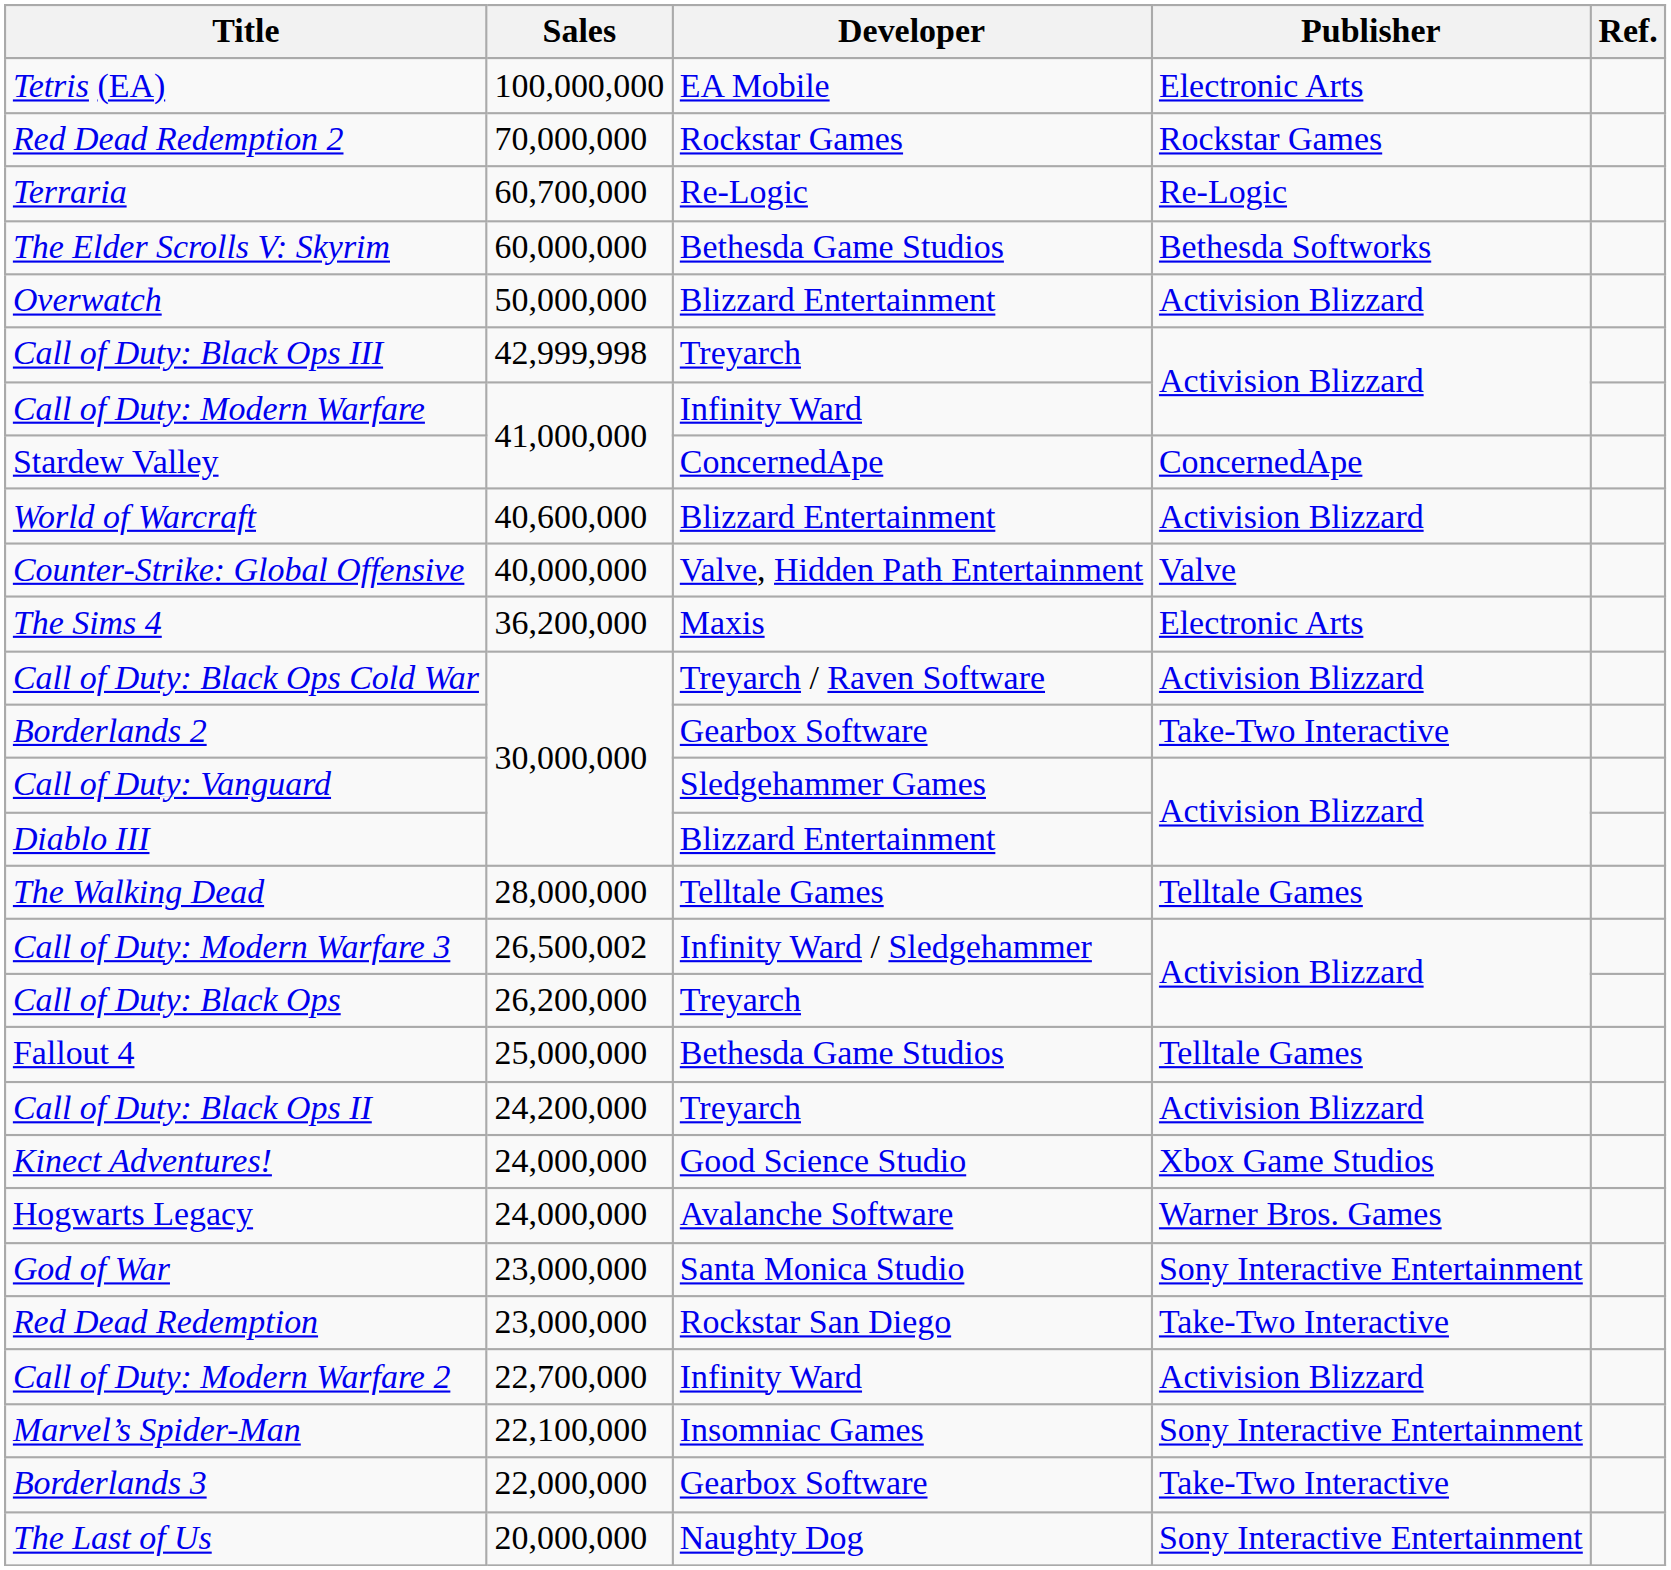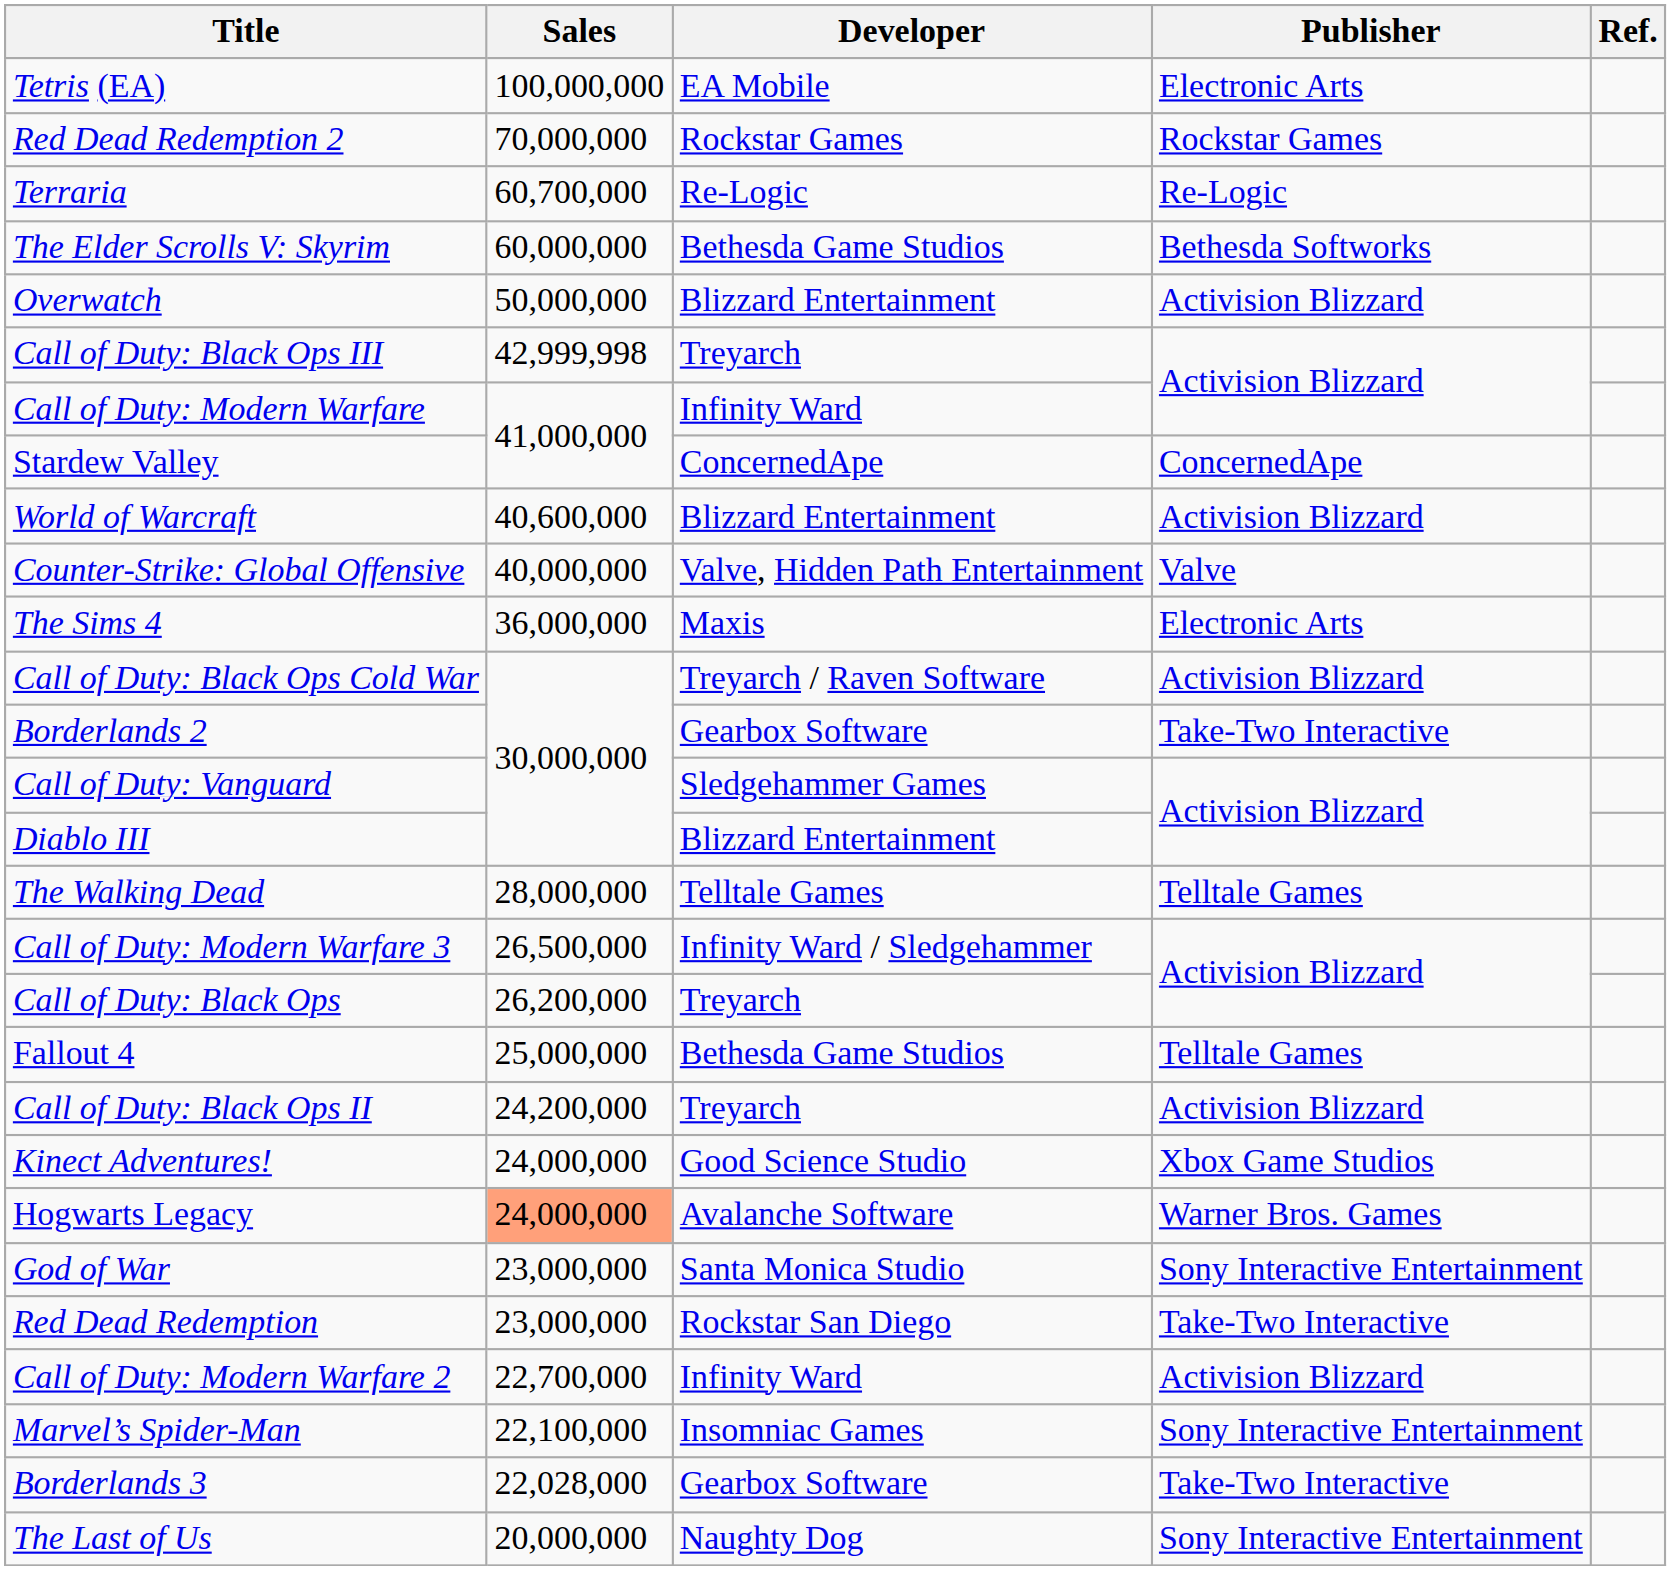(571, 623) 36,200,000 -> (571, 623) 36,000,000
(571, 945) 26,500,002 -> (571, 945) 26,500,000
(571, 1214) no background -> (571, 1214) lightsalmon background
(571, 1483) 22,000,000 -> (571, 1483) 22,028,000
